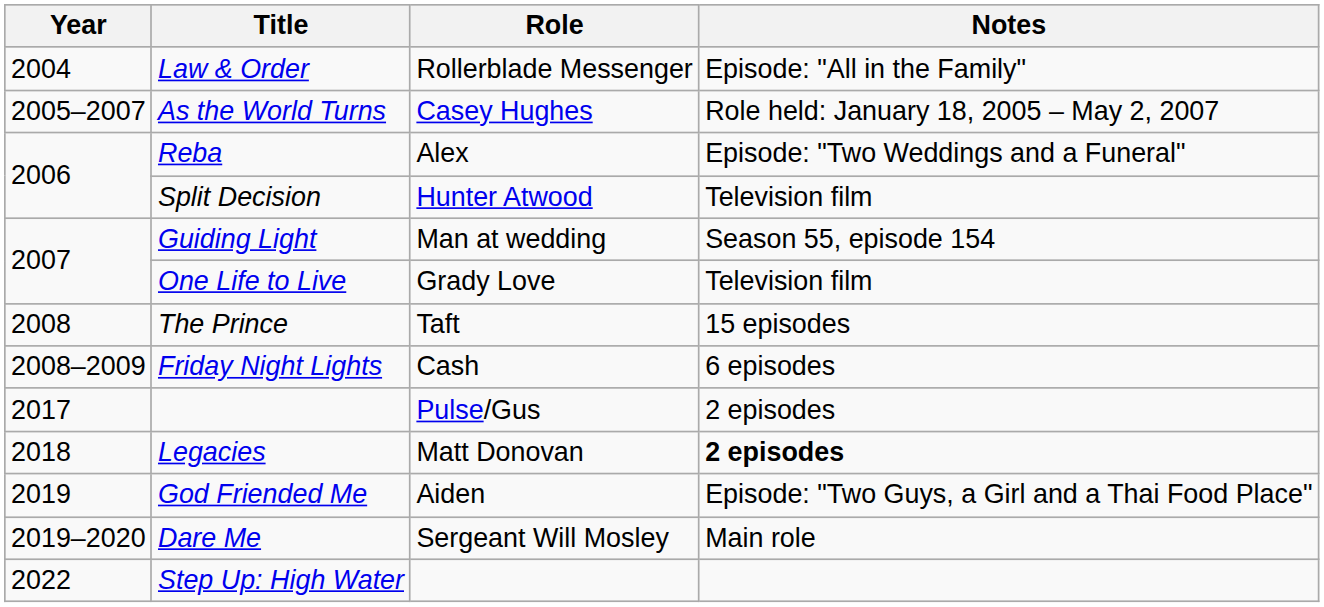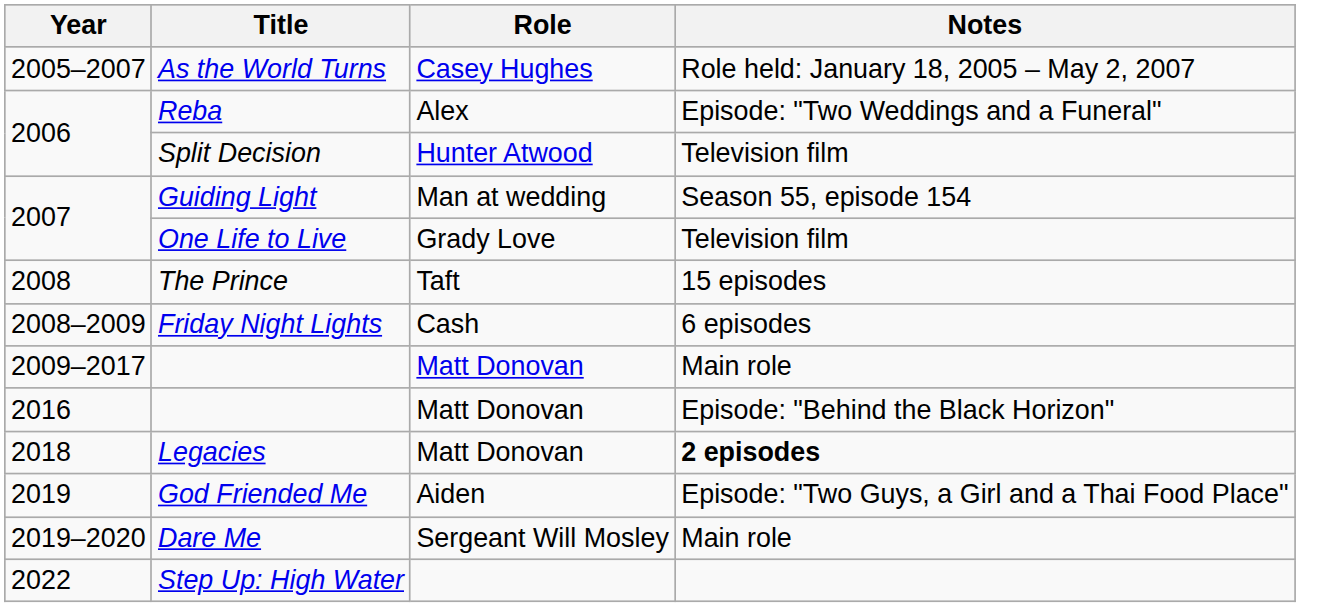- row: (41, 68)
+ row: (78, 366)
+ row: (41, 409)
- row: (41, 409)
